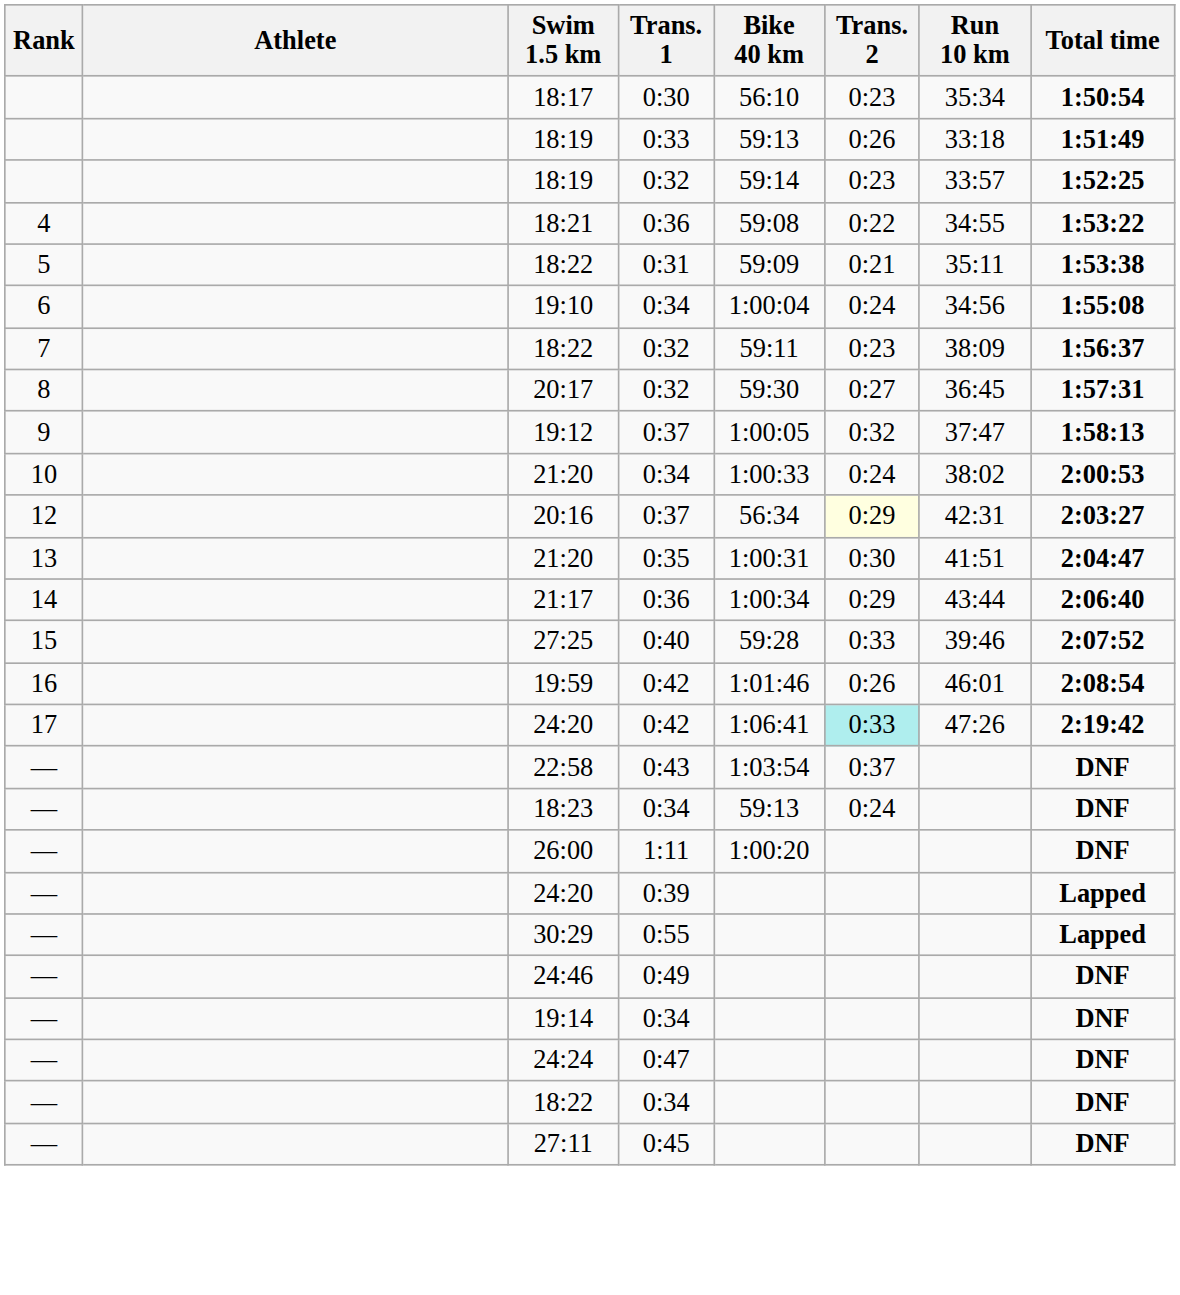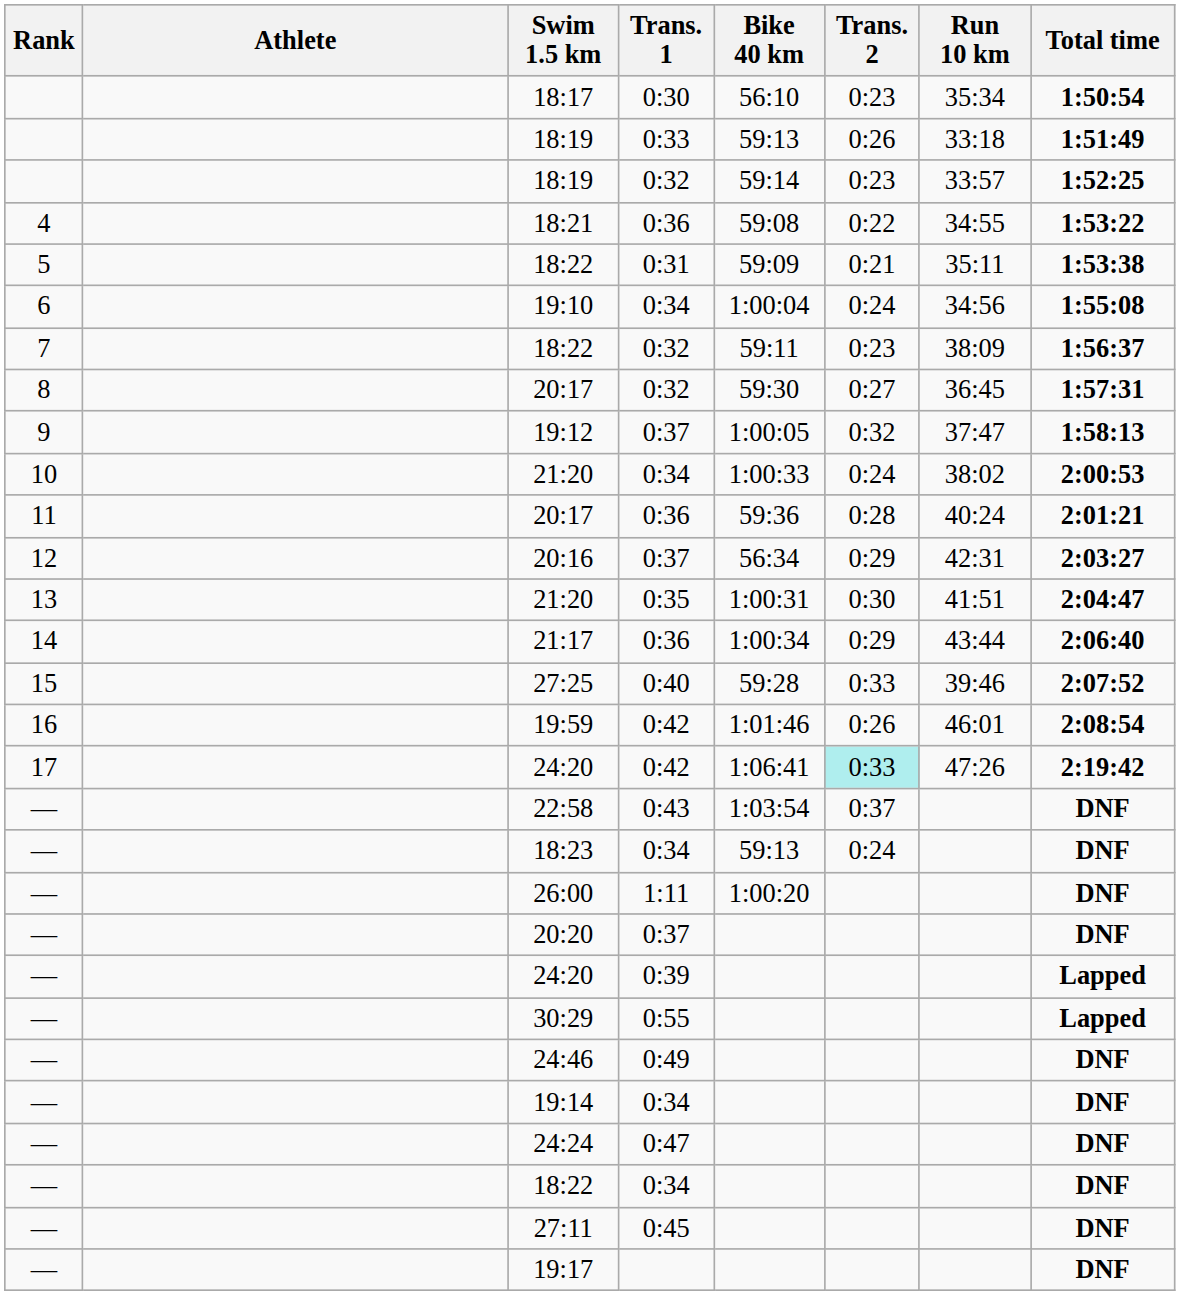+ row: (563, 515)
(872, 515) lightyellow background -> (872, 557) no background
+ row: (563, 934)
+ row: (563, 1269)
